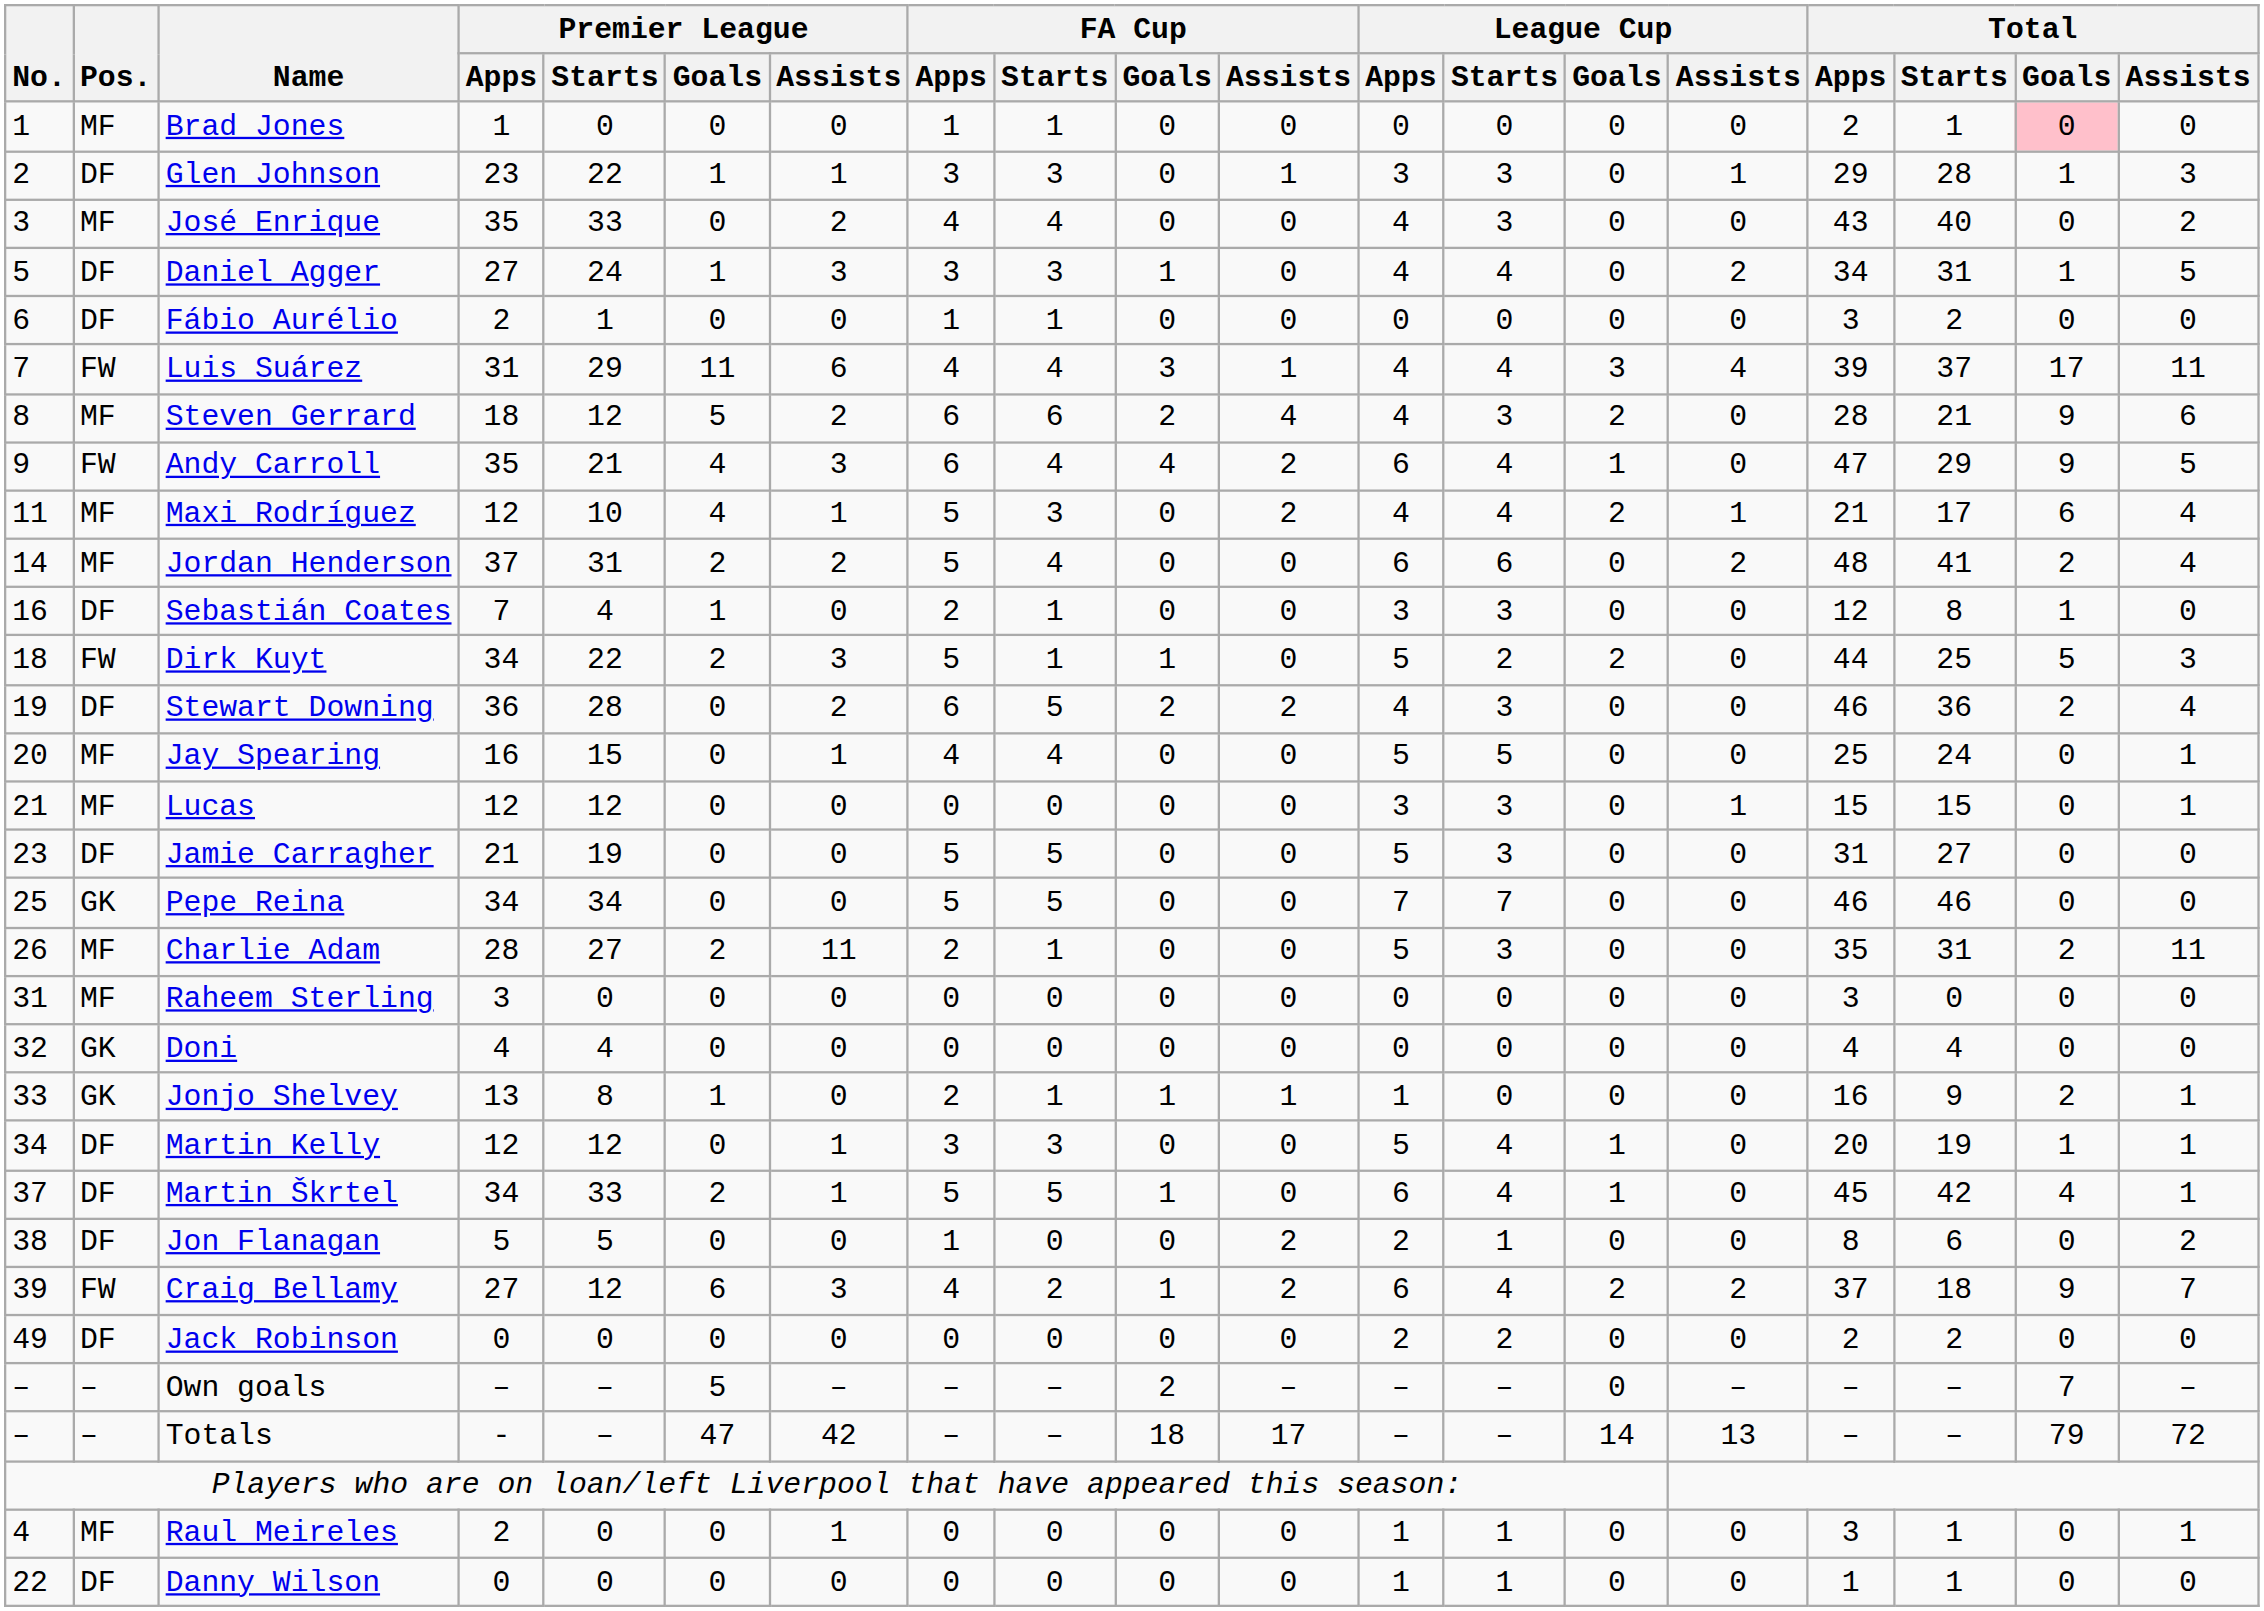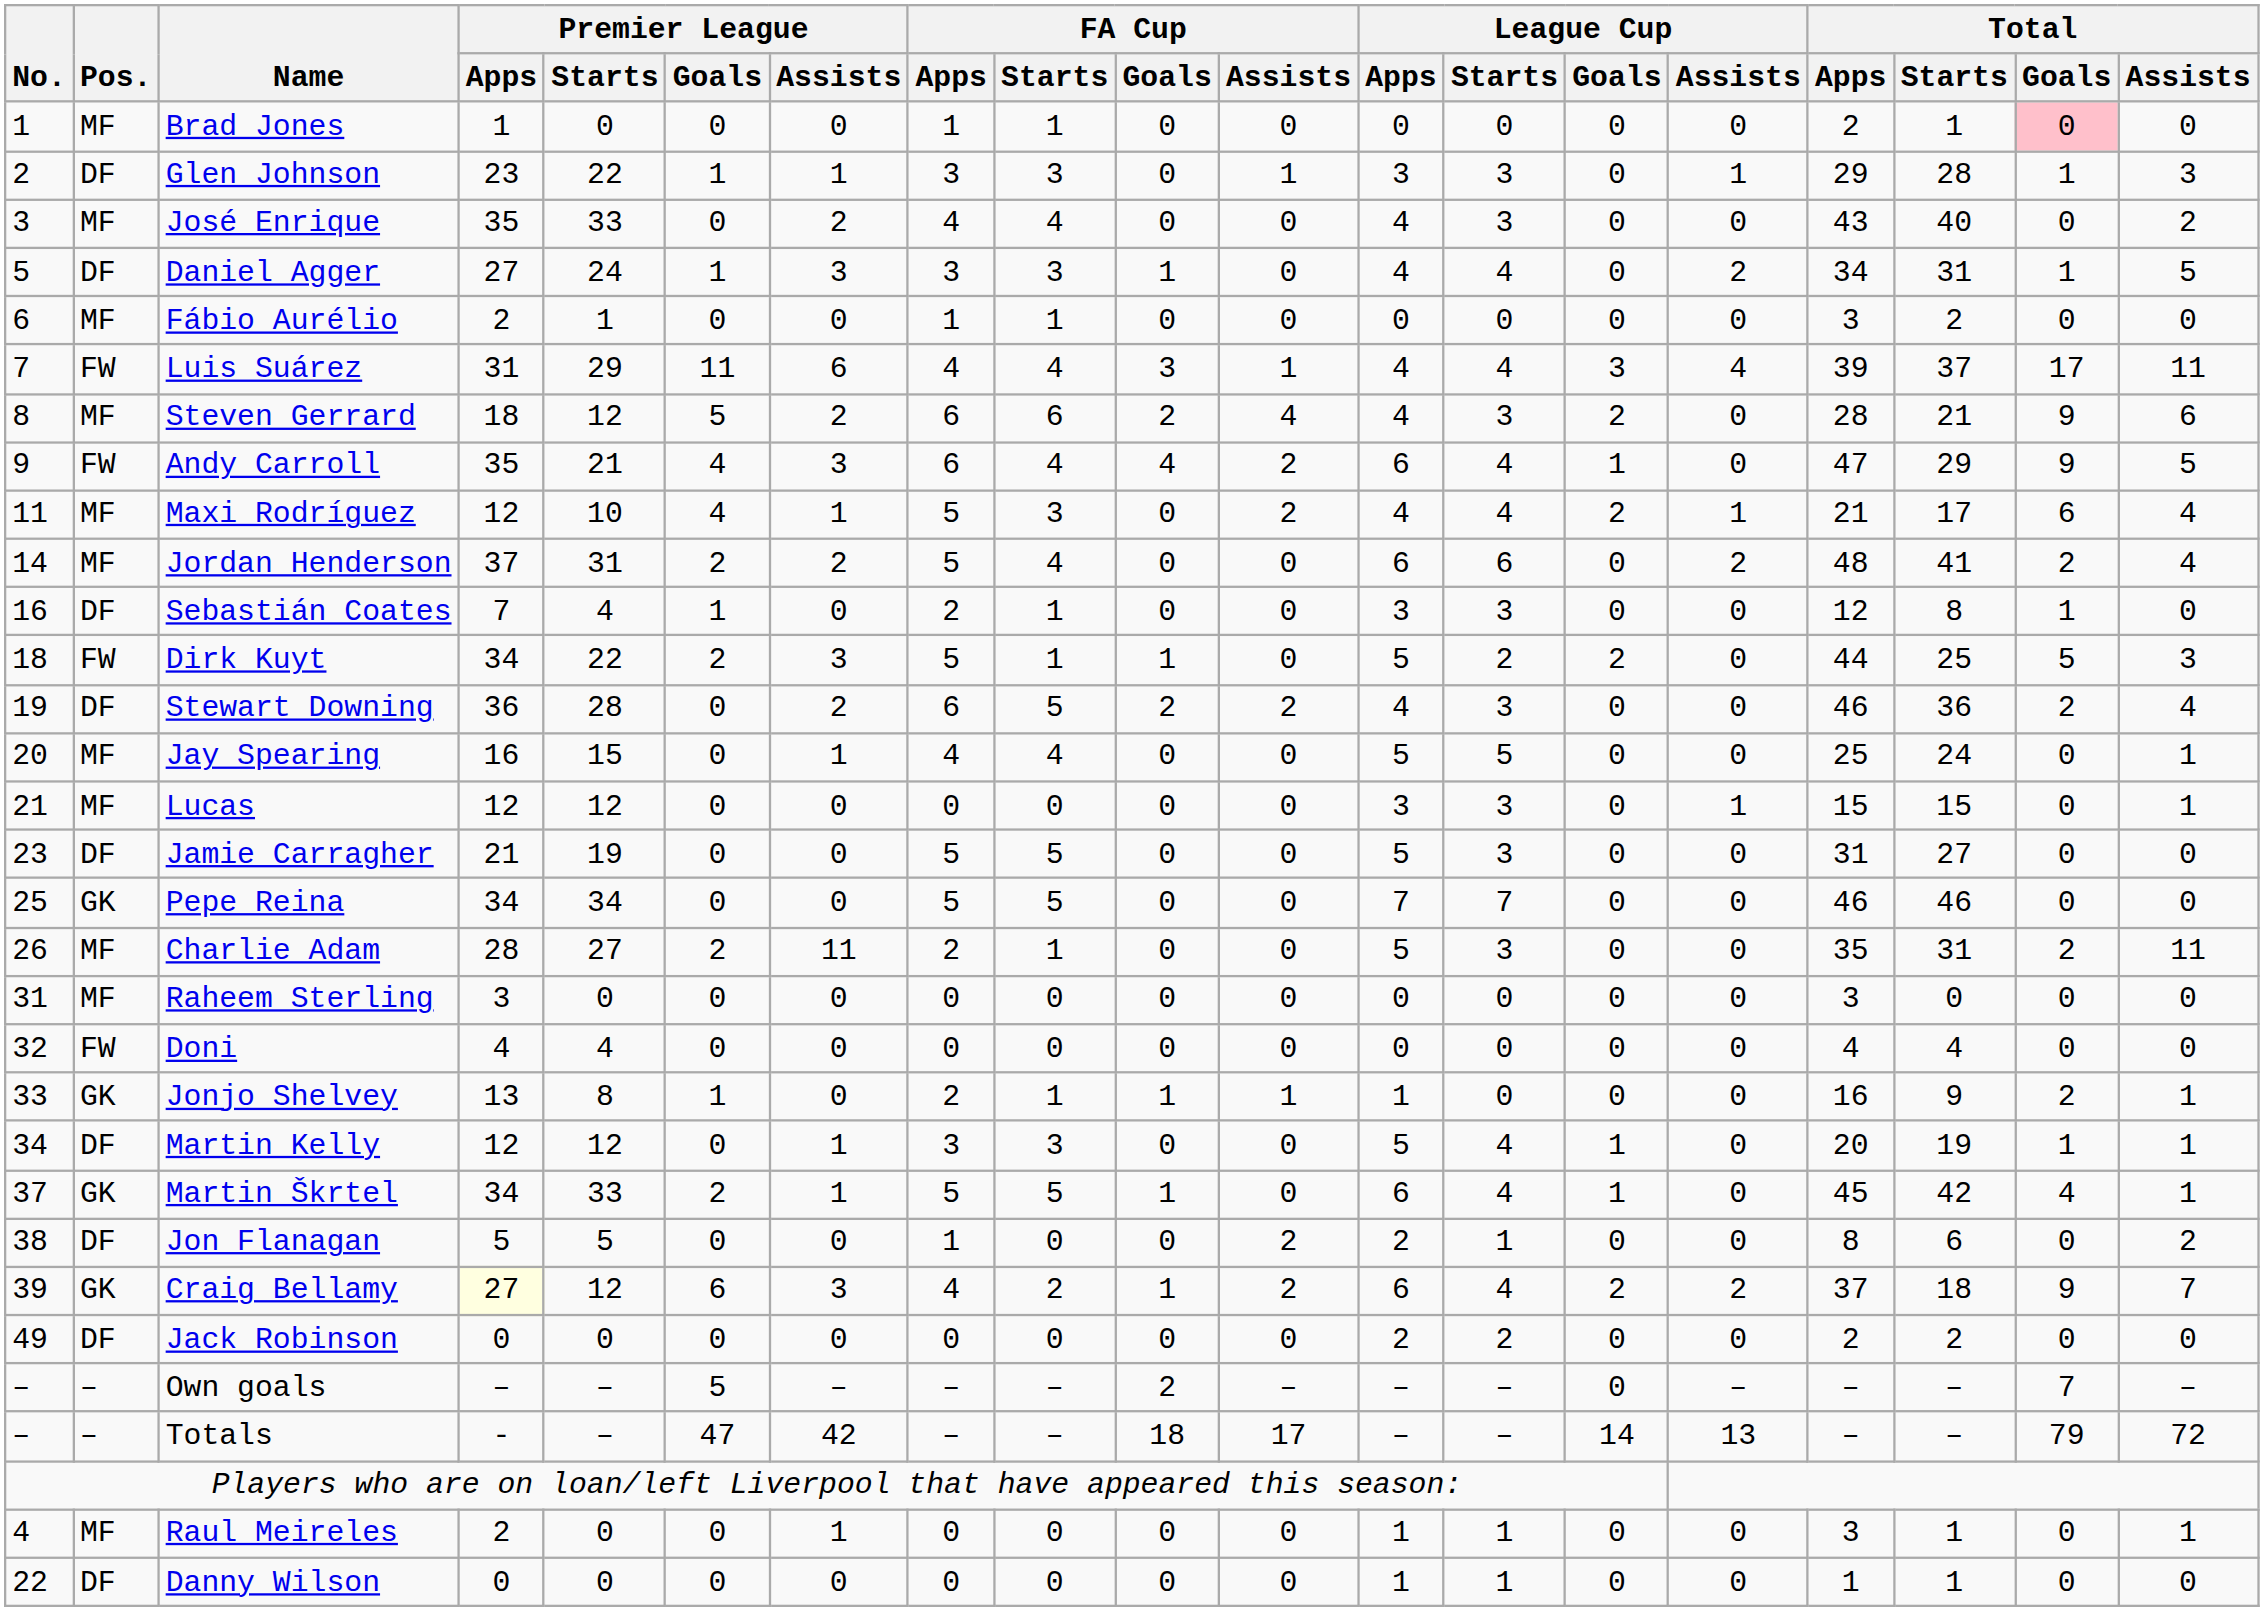(98, 321) DF -> (98, 321) MF
(98, 1048) GK -> (98, 1048) FW
(98, 1194) DF -> (98, 1194) GK
(98, 1291) FW -> (98, 1291) GK
(501, 1291) no background -> (501, 1291) lightyellow background
